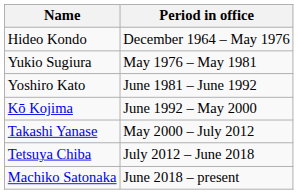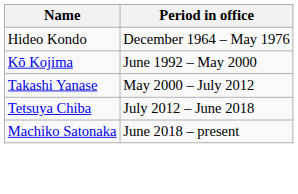- row: (50, 62)
- row: (47, 85)
